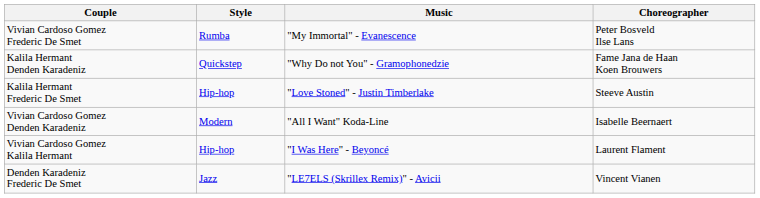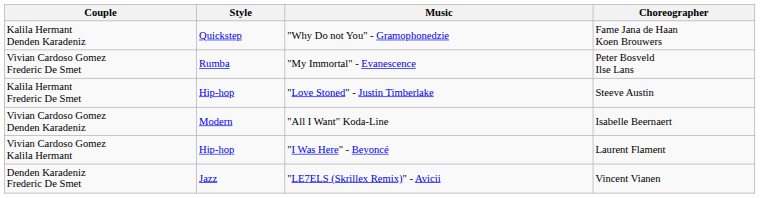rows swapped: (46, 64) <-> (56, 35)
